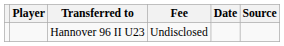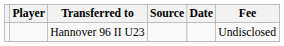columns swapped: (179, 13) <-> (260, 13)
